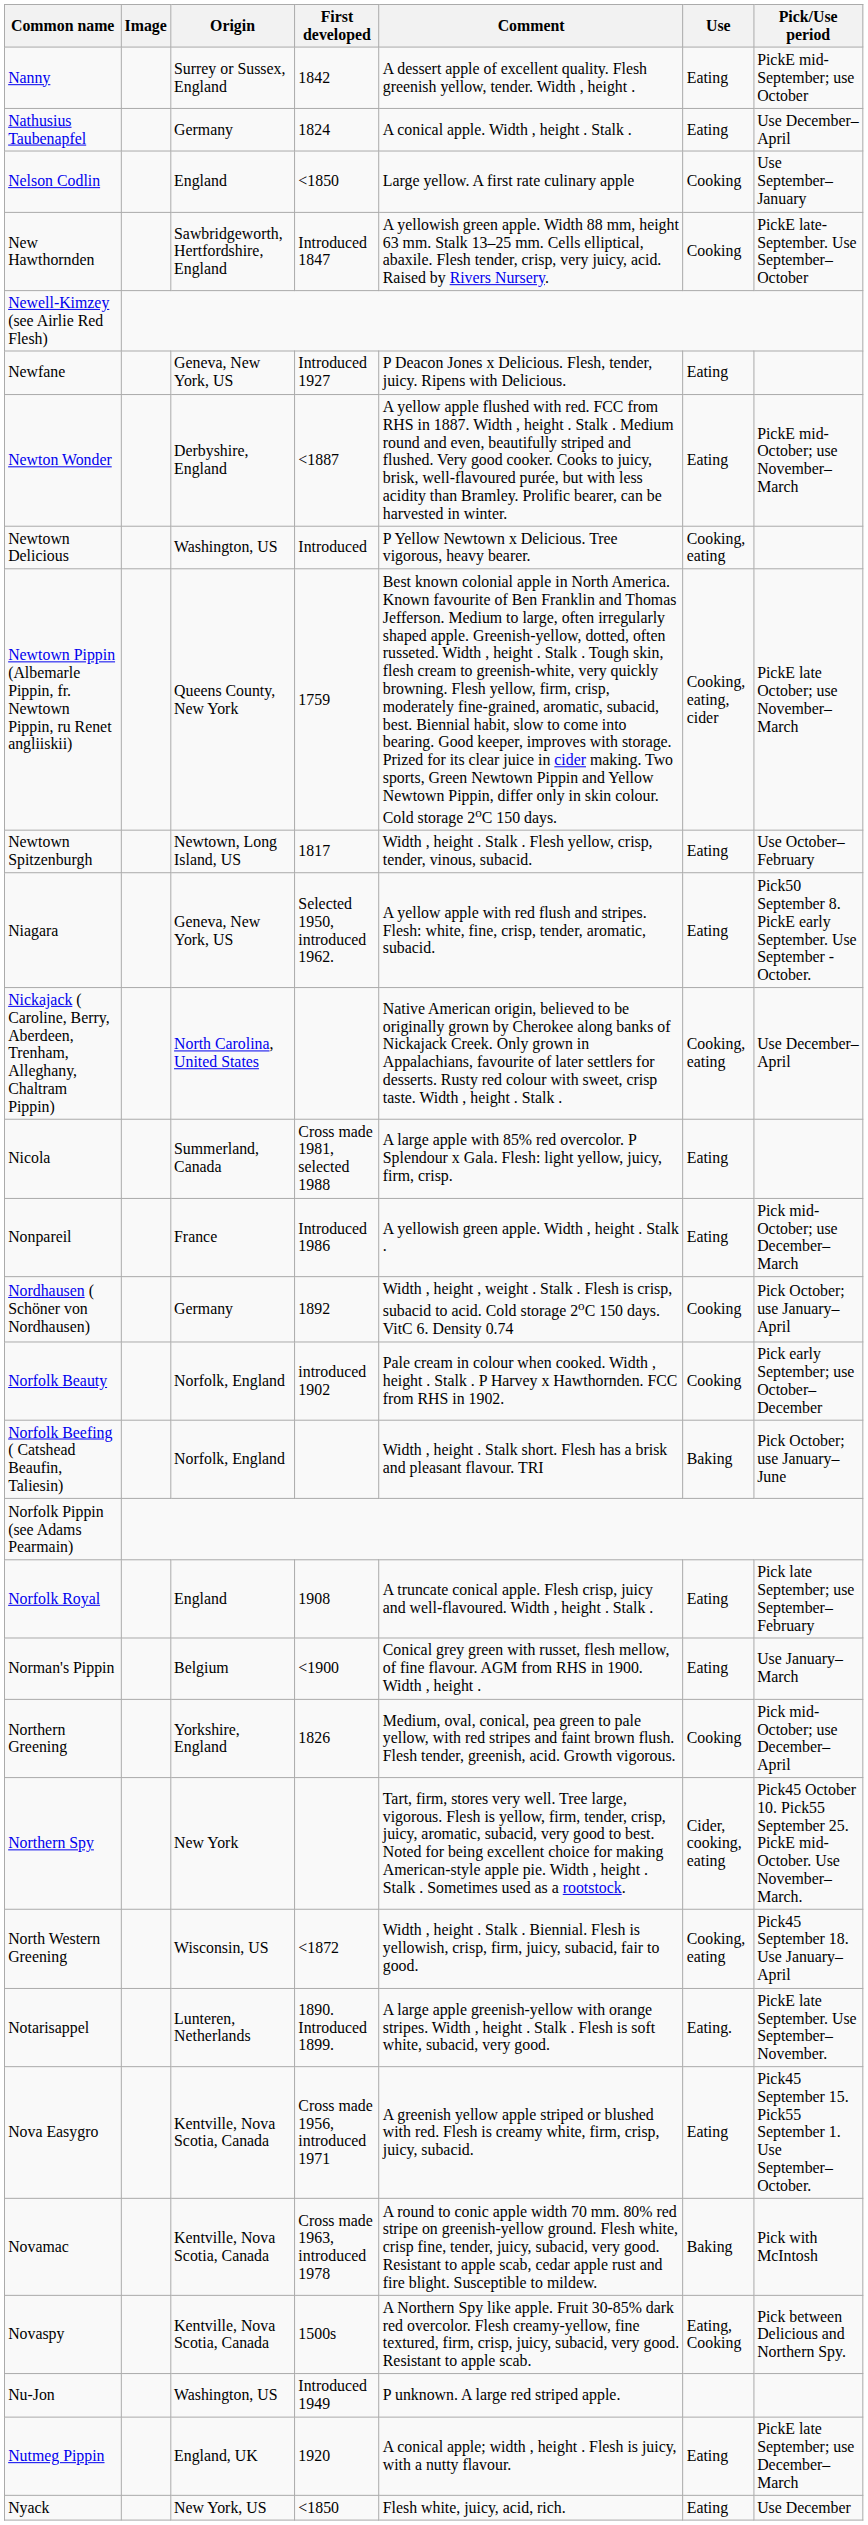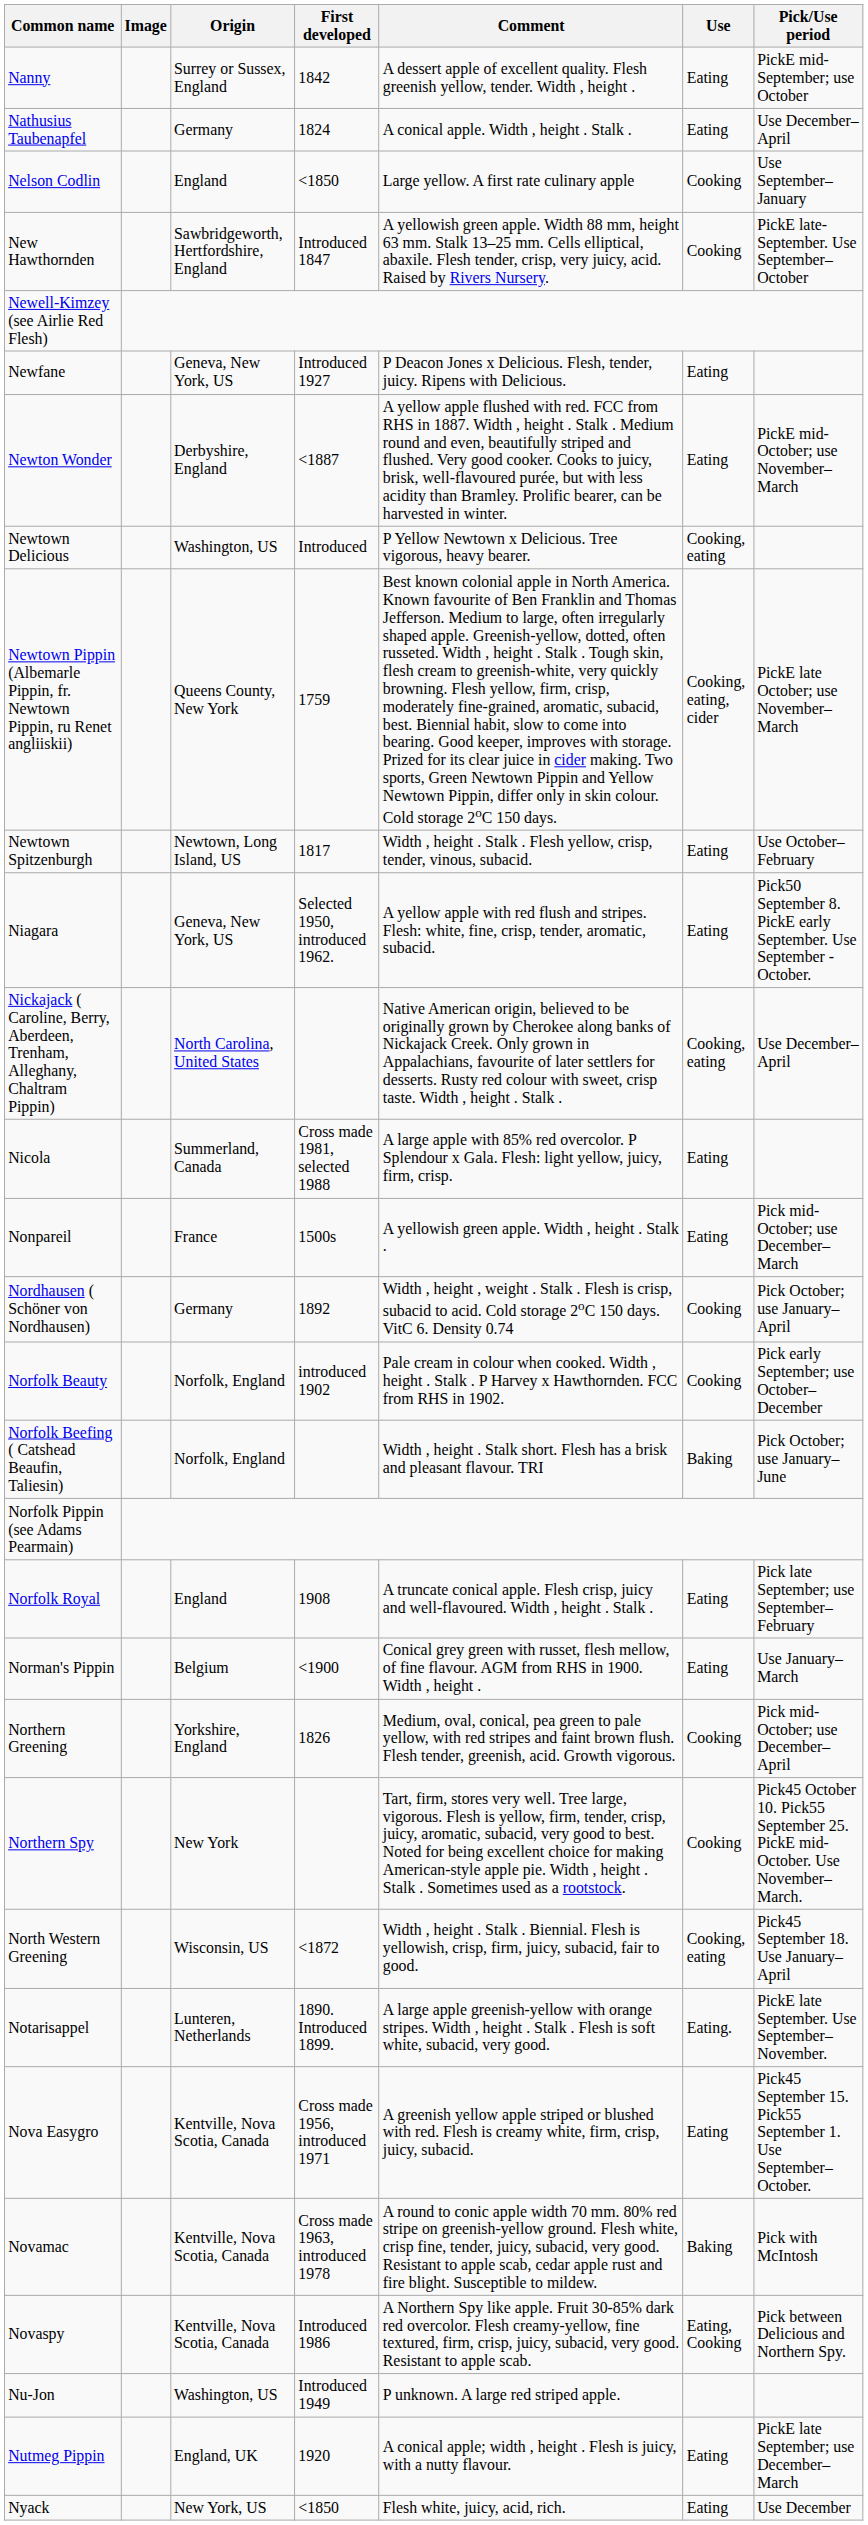(333, 1237) Introduced 1986 -> (317, 1237) 1500s
(714, 1843) Cider, cooking, eating -> (714, 1843) Cooking
(317, 2334) 1500s -> (333, 2334) Introduced 1986
